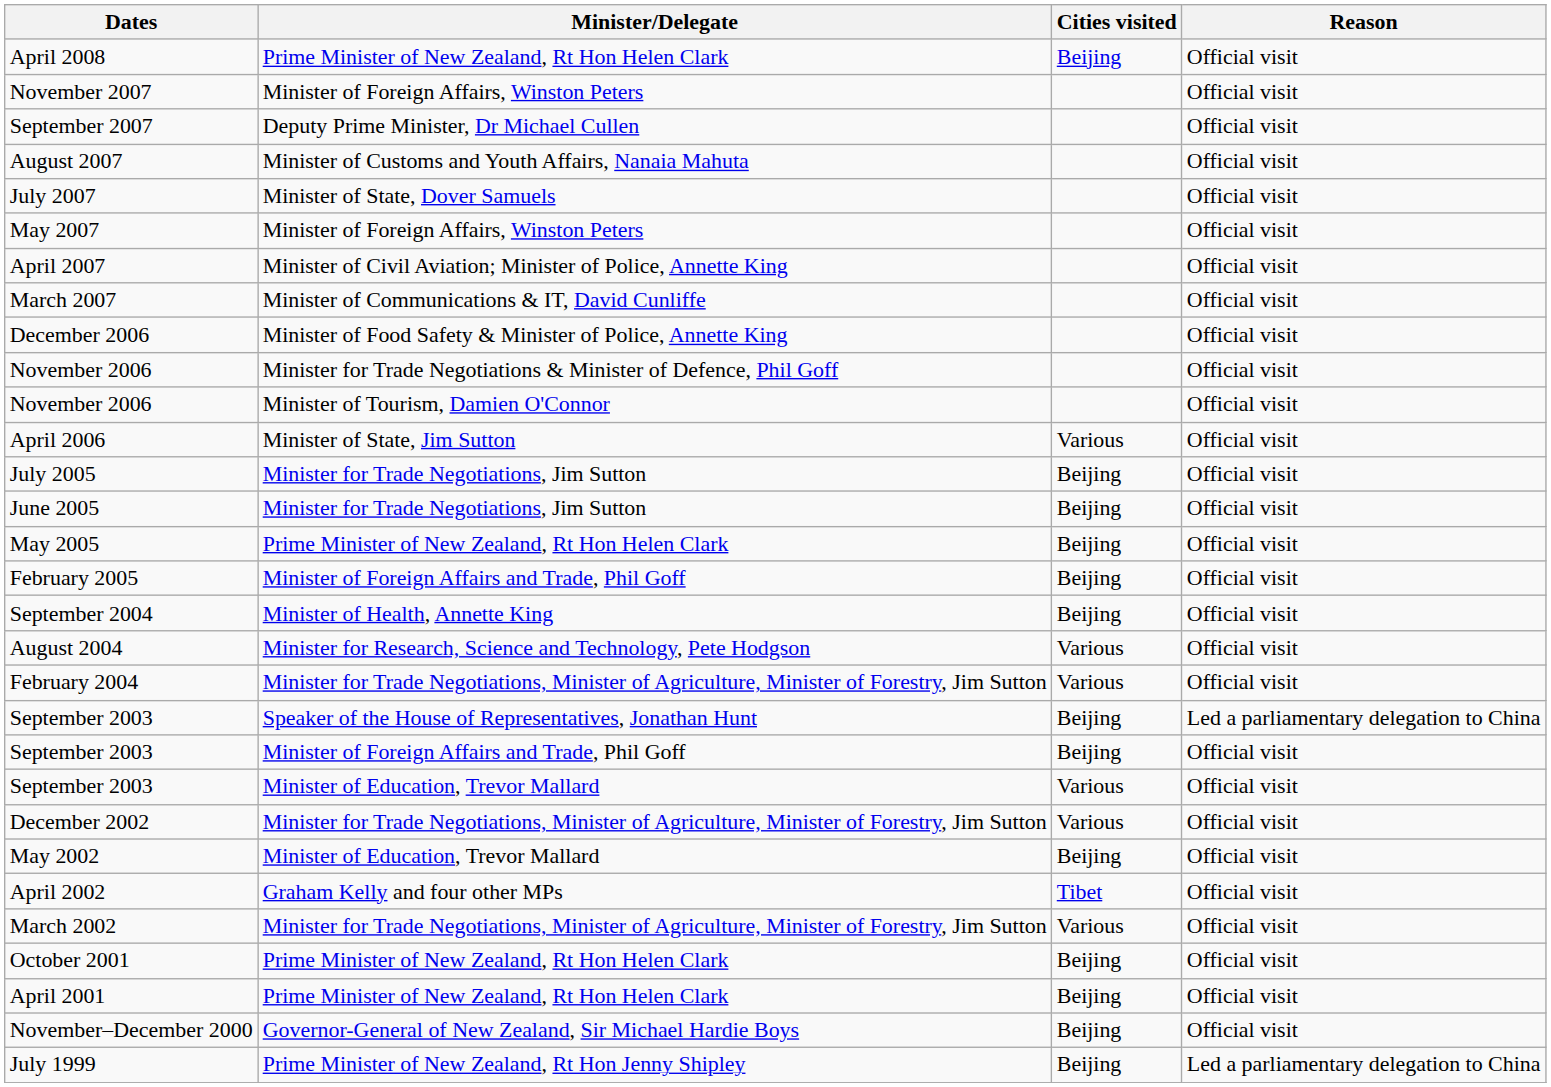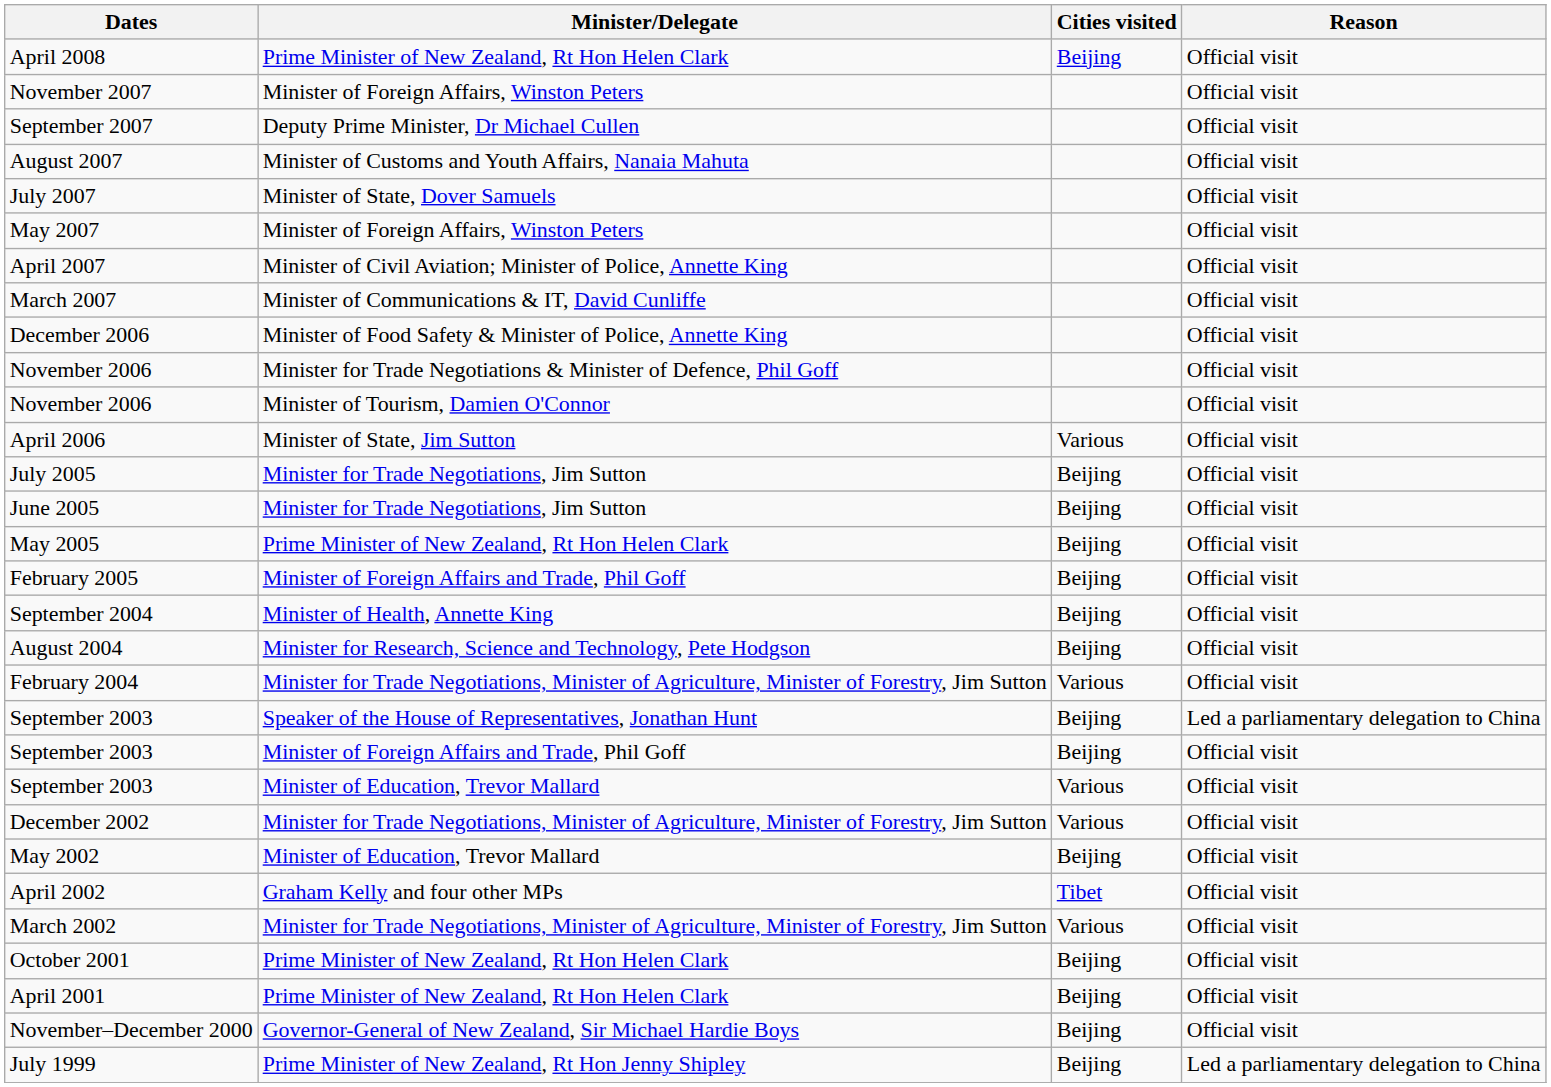(1090, 647) Various -> (1089, 647) Beijing
